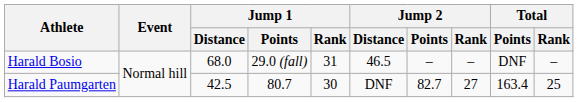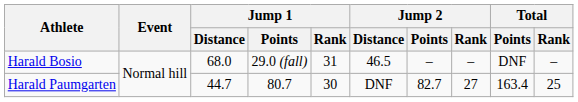(219, 85) 42.5 -> (219, 85) 44.7
